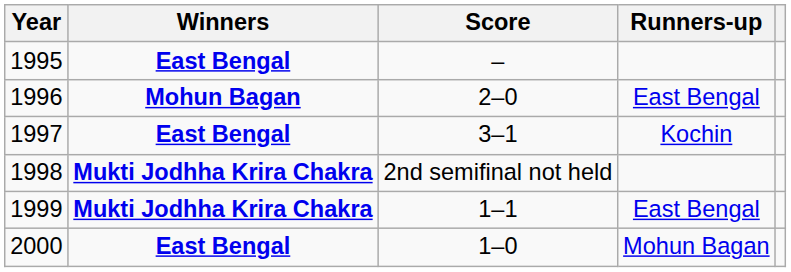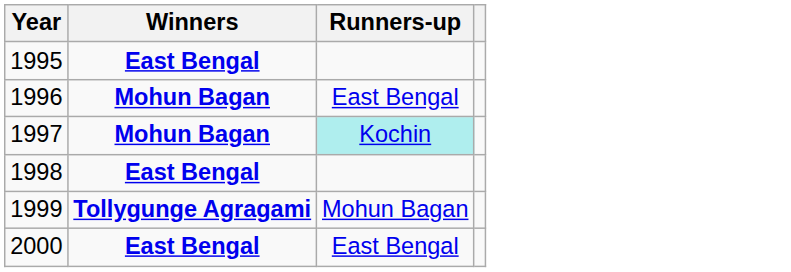- column: (498, 23)
(223, 135) East Bengal -> (192, 135) Mohun Bagan
(696, 135) no background -> (395, 135) paleturquoise background
(223, 172) Mukti Jodhha Krira Chakra -> (192, 172) East Bengal
(223, 209) Mukti Jodhha Krira Chakra -> (192, 209) Tollygunge Agragami
(696, 209) East Bengal -> (395, 209) Mohun Bagan
(696, 246) Mohun Bagan -> (395, 246) East Bengal
